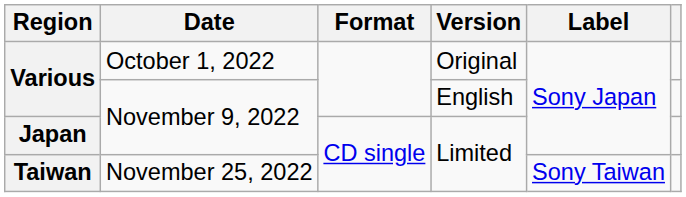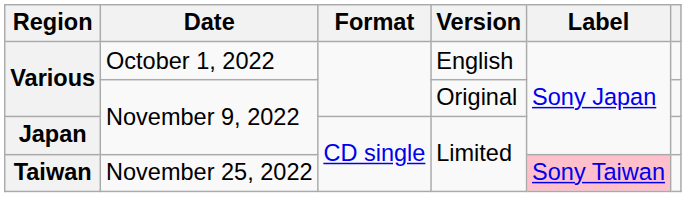(477, 60) Original -> (475, 60) English
(475, 97) English -> (477, 97) Original
(599, 172) no background -> (599, 172) pink background
